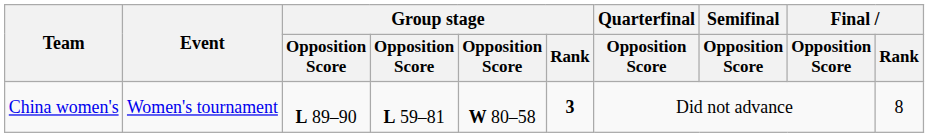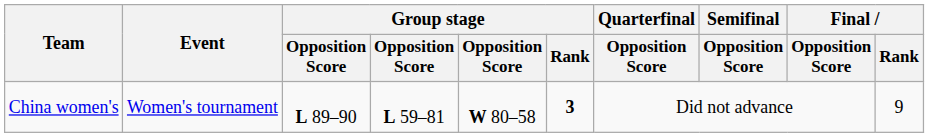(899, 107) 8 -> (899, 107) 9
